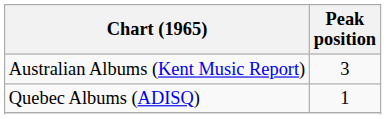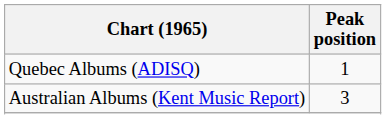rows swapped: (157, 68) <-> (104, 98)
